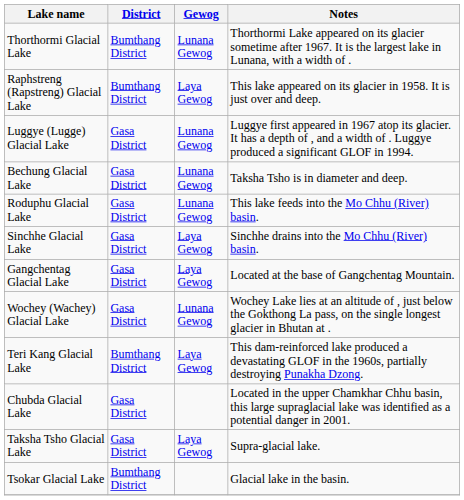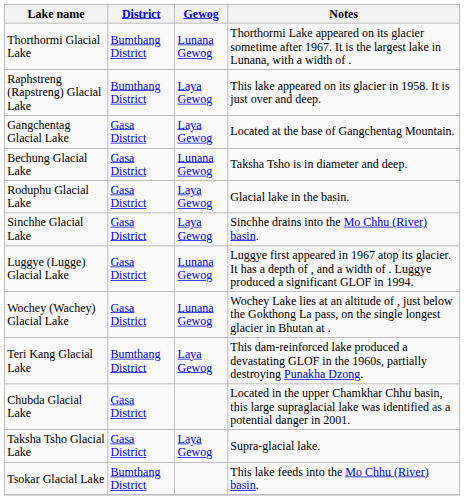rows swapped: (46, 138) <-> (39, 275)
(196, 210) Lunana Gewog -> (195, 196) Laya Gewog
(329, 210) This lake feeds into the Mo Chhu (River) basin. -> (290, 196) Glacial lake in the basin.
(290, 478) Glacial lake in the basin. -> (329, 478) This lake feeds into the Mo Chhu (River) basin.
